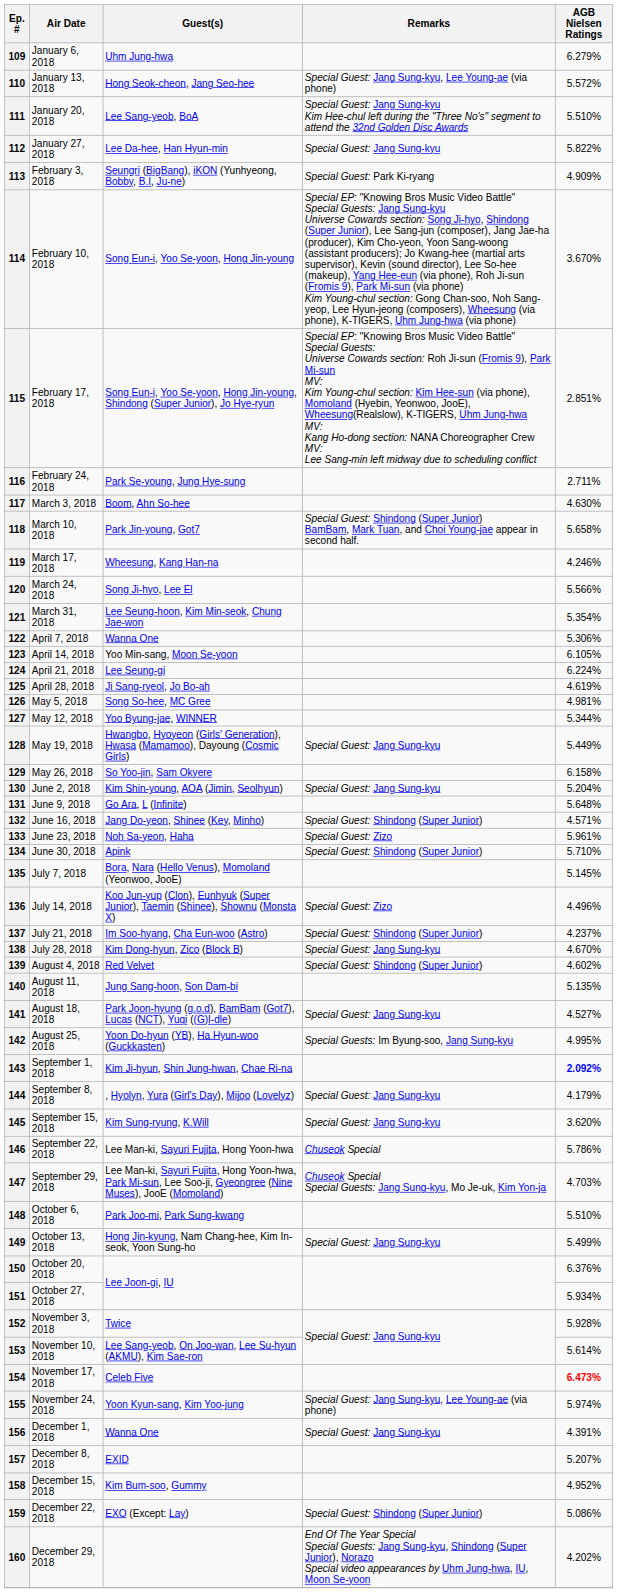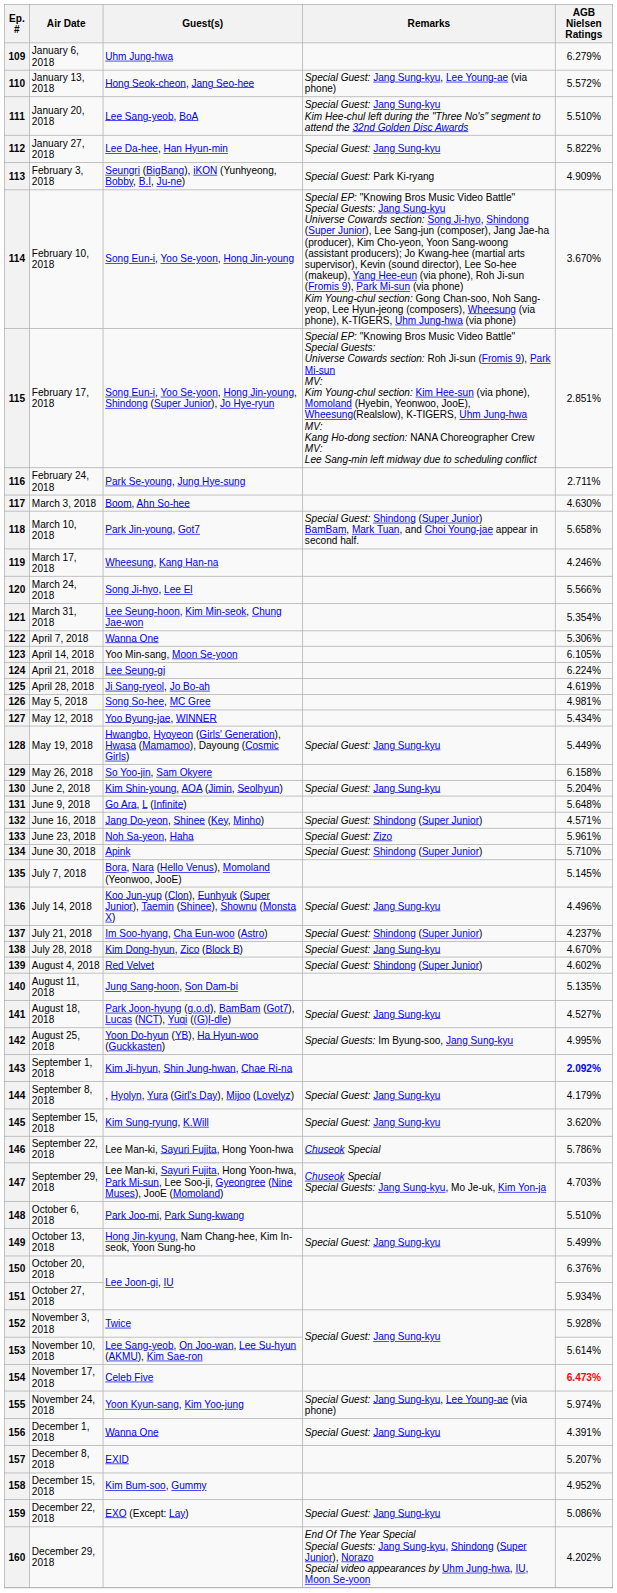(584, 718) 5.344% -> (584, 718) 5.434%
(349, 907) Special Guest: Zizo -> (373, 907) Special Guest: Jang Sung-kyu
(394, 1514) Special Guest: Shindong (Super Junior) -> (373, 1514) Special Guest: Jang Sung-kyu
